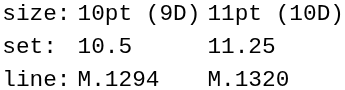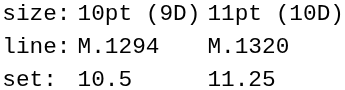rows swapped: (30, 47) <-> (36, 80)
